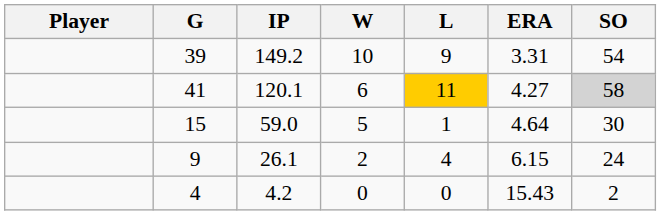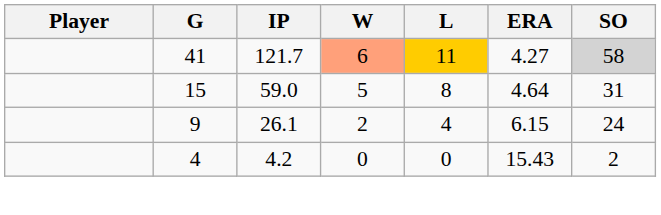- row: (195, 55)
(279, 90) 120.1 -> (279, 55) 121.7
(362, 90) no background -> (362, 55) lightsalmon background
(446, 124) 1 -> (446, 90) 8
(613, 124) 30 -> (613, 90) 31
